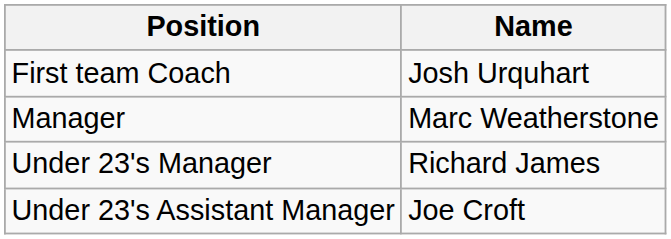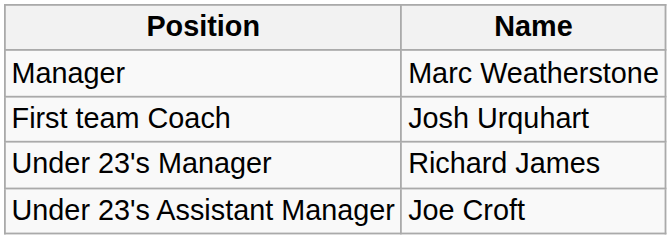rows swapped: (68, 118) <-> (121, 73)
